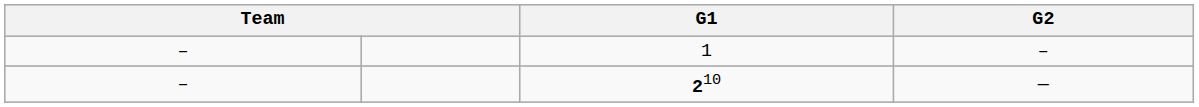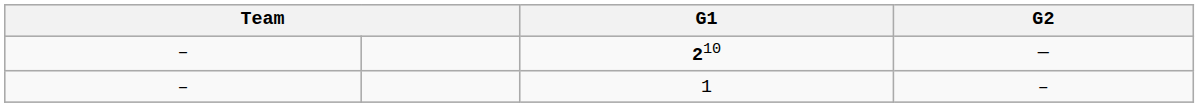rows swapped: (707, 84) <-> (707, 51)
